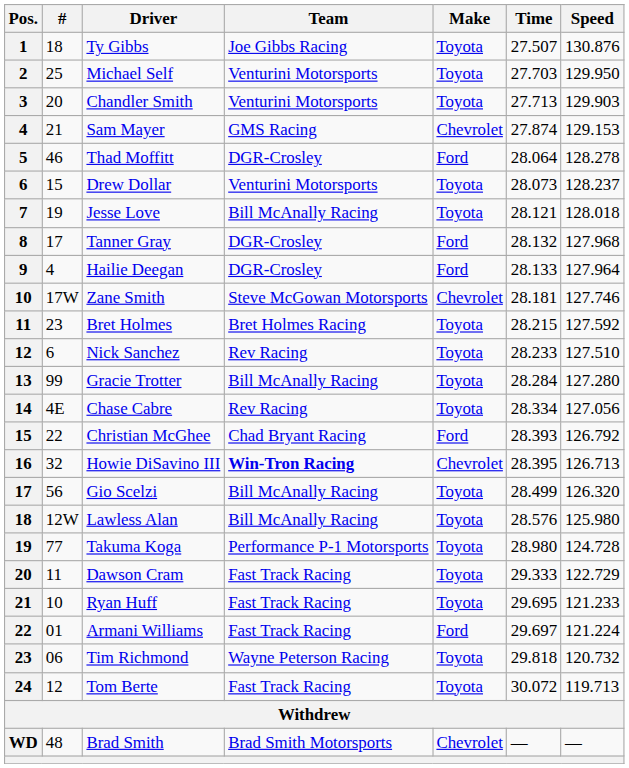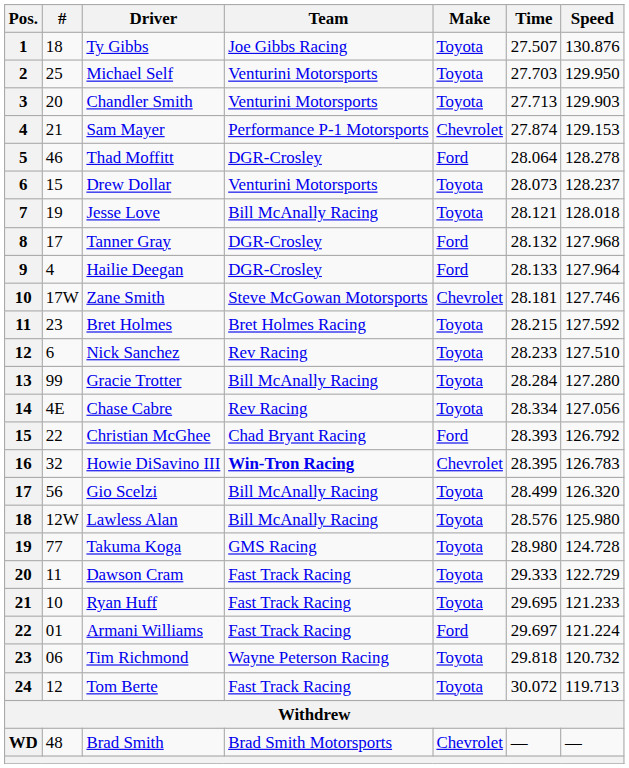(272, 129) GMS Racing -> (328, 129) Performance P-1 Motorsports
(592, 463) 126.713 -> (592, 463) 126.783
(328, 547) Performance P-1 Motorsports -> (272, 547) GMS Racing
